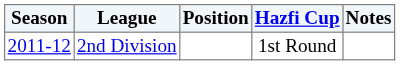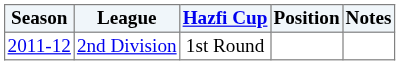columns swapped: (216, 18) <-> (297, 18)
